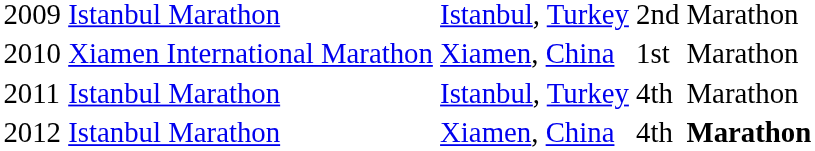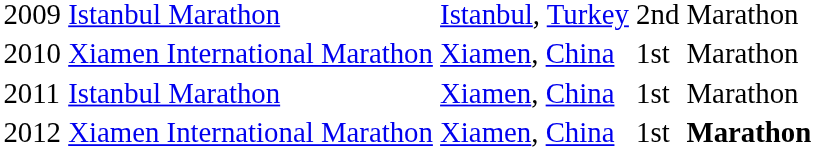(534, 93) Istanbul, Turkey -> (527, 93) Xiamen, China
(655, 93) 4th -> (653, 93) 1st
(174, 132) Istanbul Marathon -> (251, 132) Xiamen International Marathon
(655, 132) 4th -> (653, 132) 1st
